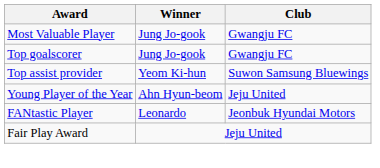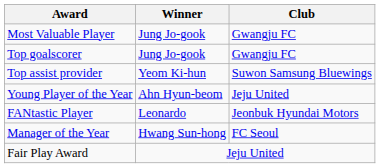+ row: (58, 133)
